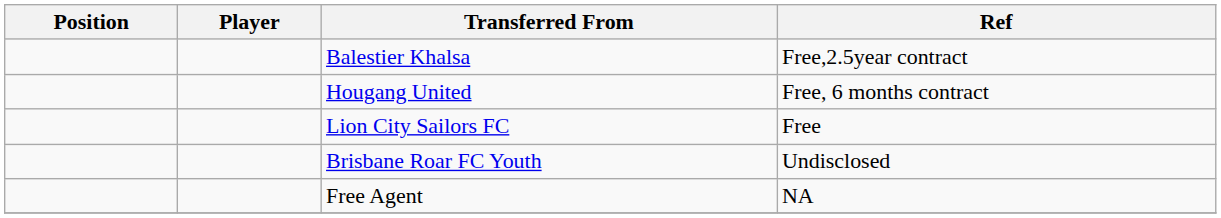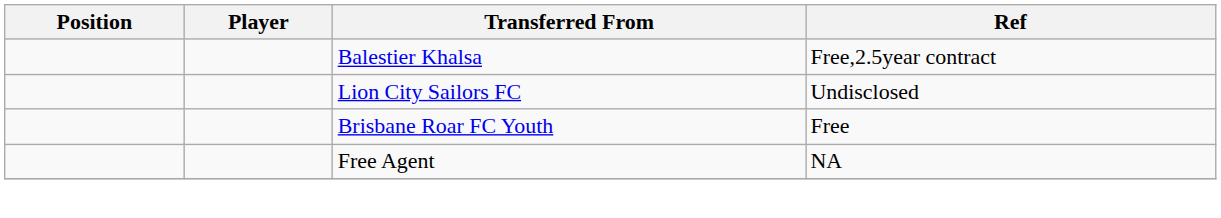- row: (399, 91)
(801, 126) Free -> (865, 91) Undisclosed
(836, 160) Undisclosed -> (830, 126) Free
